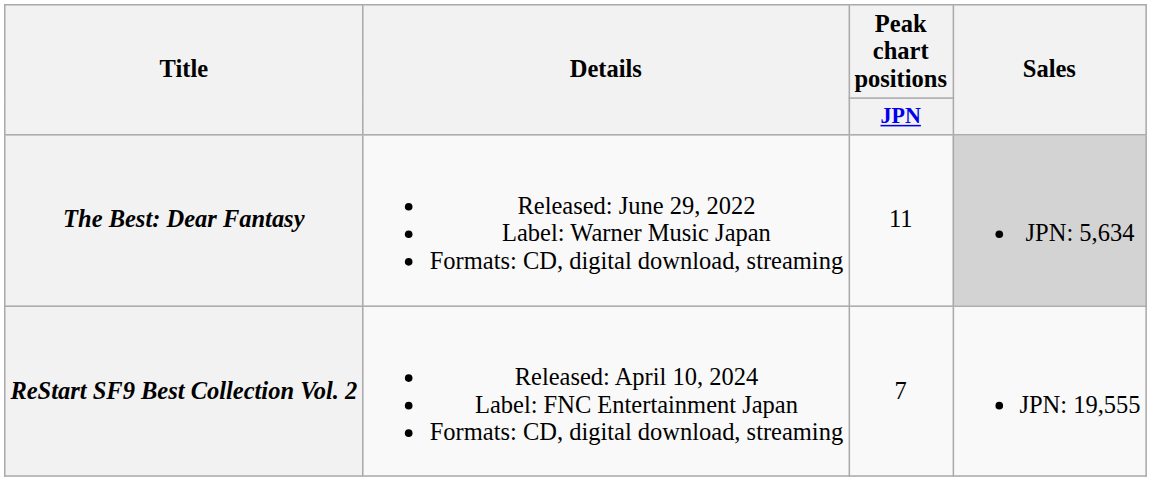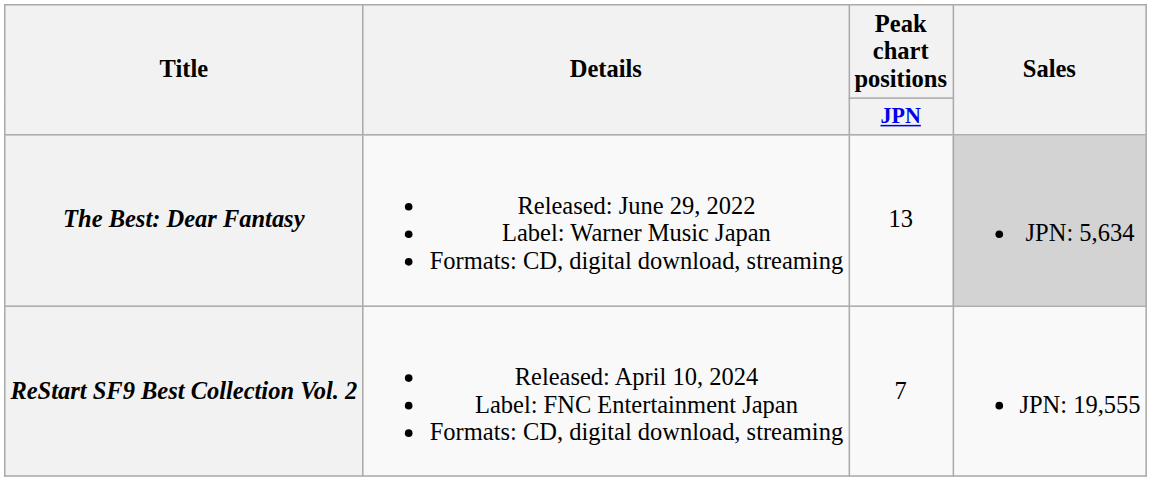(901, 219) 11 -> (901, 219) 13
